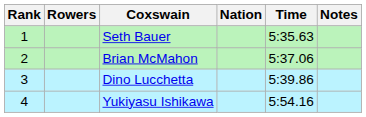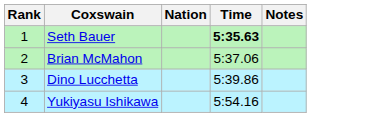- column: (72, 15)
(291, 36) normal -> (236, 36) bold
